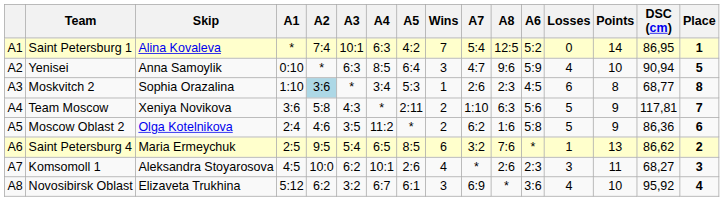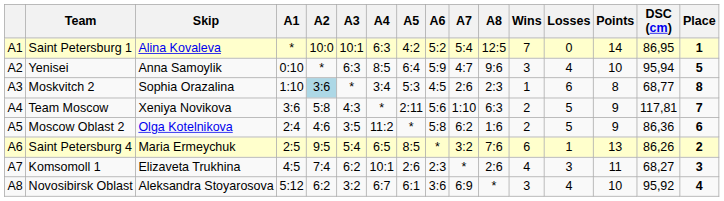columns swapped: (533, 21) <-> (444, 21)
(322, 48) 7:4 -> (322, 48) 10:0
(659, 68) 90,94 -> (659, 68) 95,94
(659, 147) 86,62 -> (659, 147) 86,26
(206, 166) Aleksandra Stoyarosova -> (189, 166) Elizaveta Trukhina
(322, 166) 10:0 -> (322, 166) 7:4
(189, 186) Elizaveta Trukhina -> (206, 186) Aleksandra Stoyarosova
